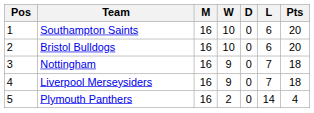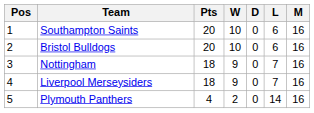columns swapped: (206, 13) <-> (295, 13)
